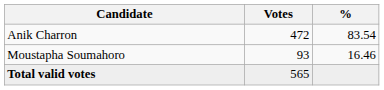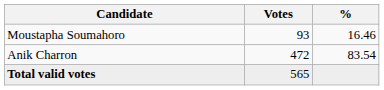rows swapped: (42, 34) <-> (66, 54)
